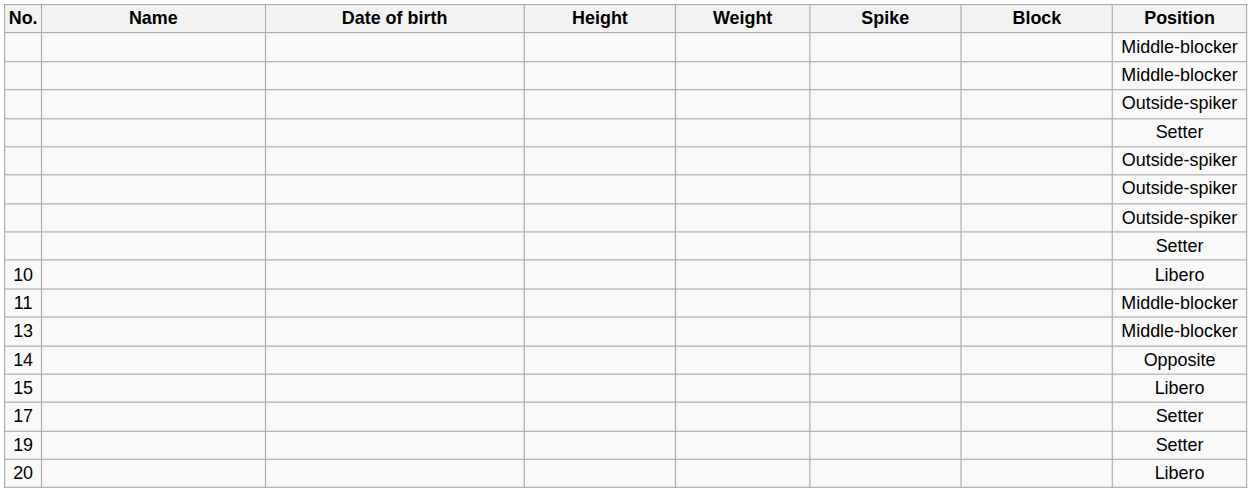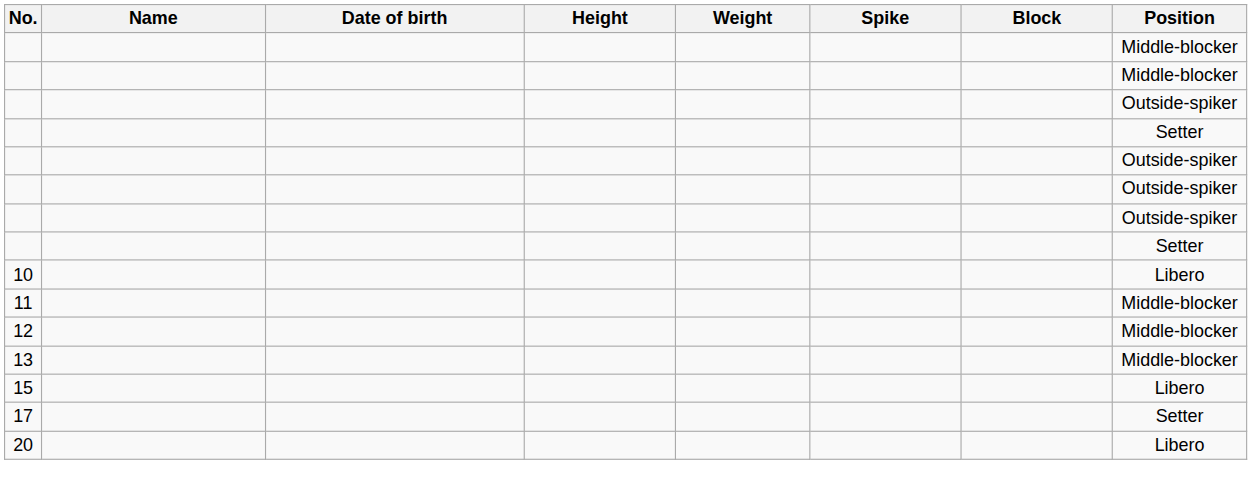+ row: (23, 331)
- row: (23, 359)
- row: (23, 445)
